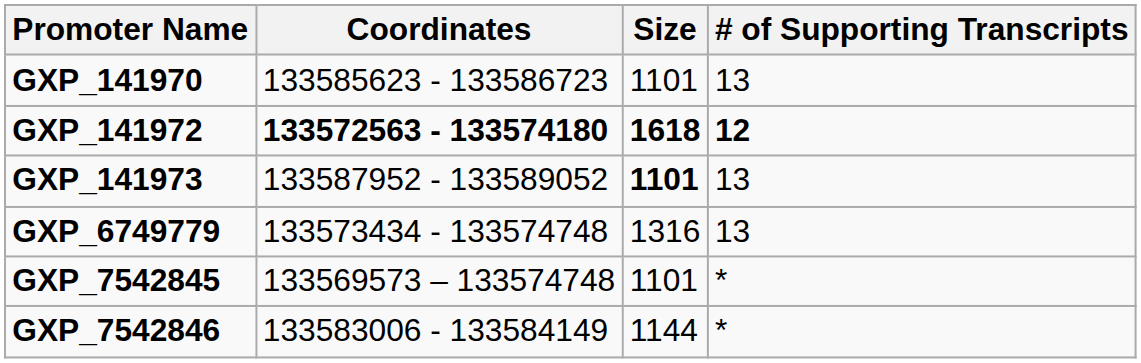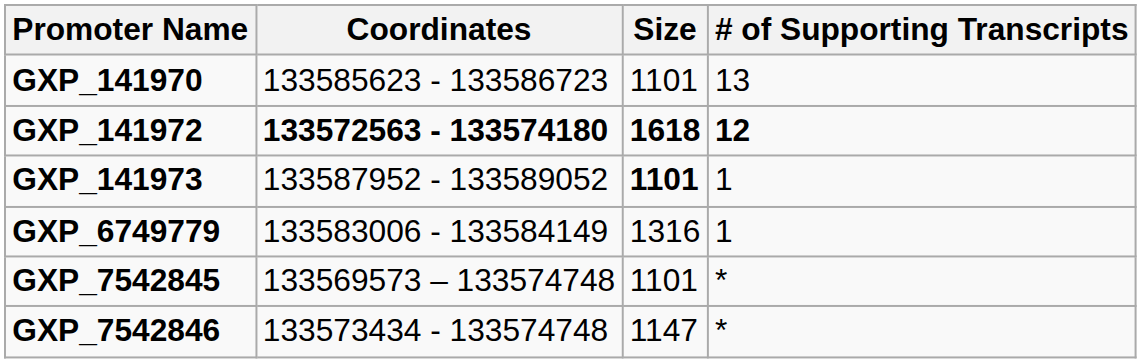(733, 180) 13 -> (724, 180) 1
(435, 230) 133573434 - 133574748 -> (435, 230) 133583006 - 133584149
(733, 230) 13 -> (724, 230) 1
(435, 331) 133583006 - 133584149 -> (435, 331) 133573434 - 133574748
(664, 331) 1144 -> (664, 331) 1147
